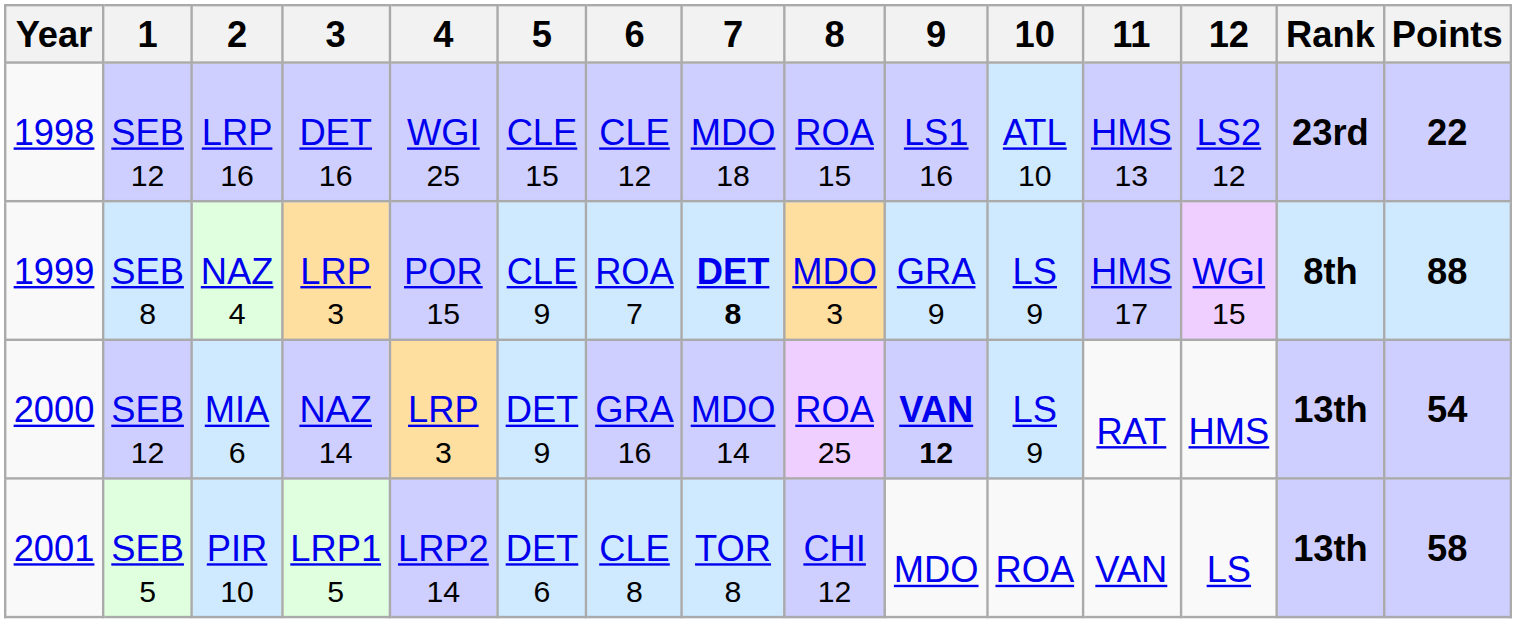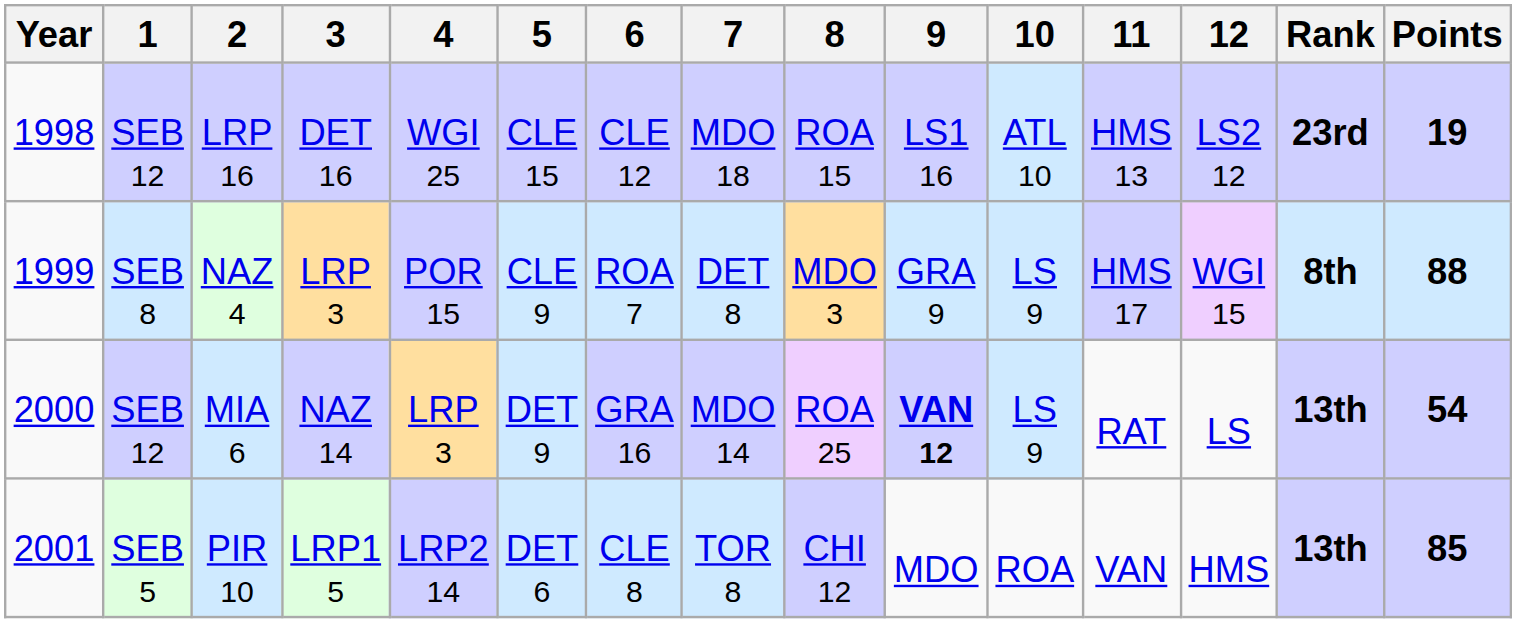(1447, 132) 22 -> (1447, 132) 19
(733, 291) bold -> (733, 291) normal
(1229, 430) HMS -> (1229, 430) LS
(1229, 569) LS -> (1229, 569) HMS
(1447, 549) 58 -> (1447, 549) 85
